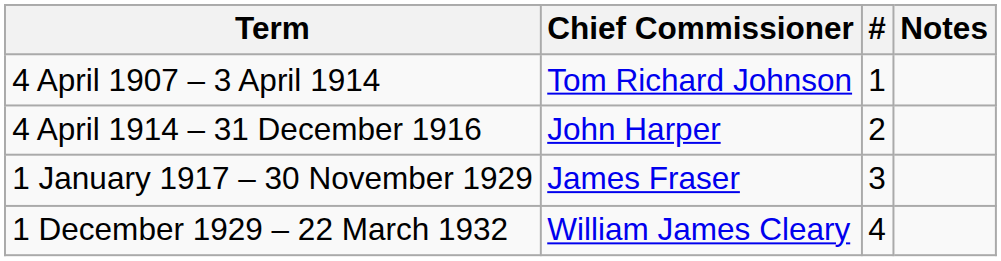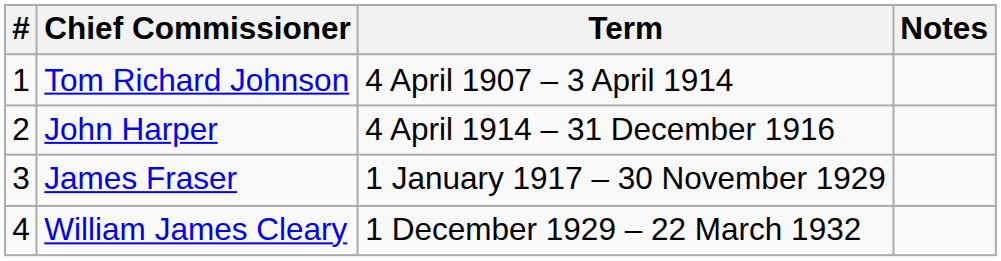columns swapped: (877, 29) <-> (272, 29)
